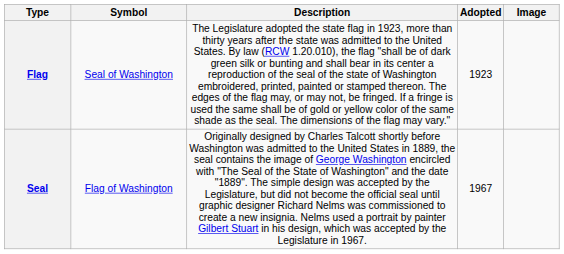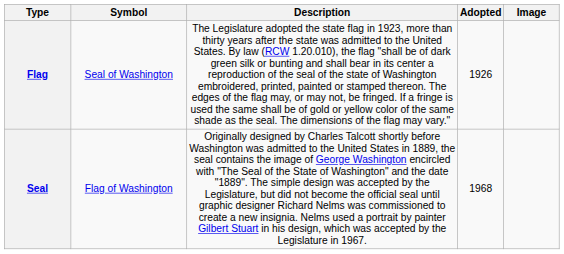(481, 74) 1923 -> (481, 74) 1926
(481, 189) 1967 -> (481, 189) 1968
